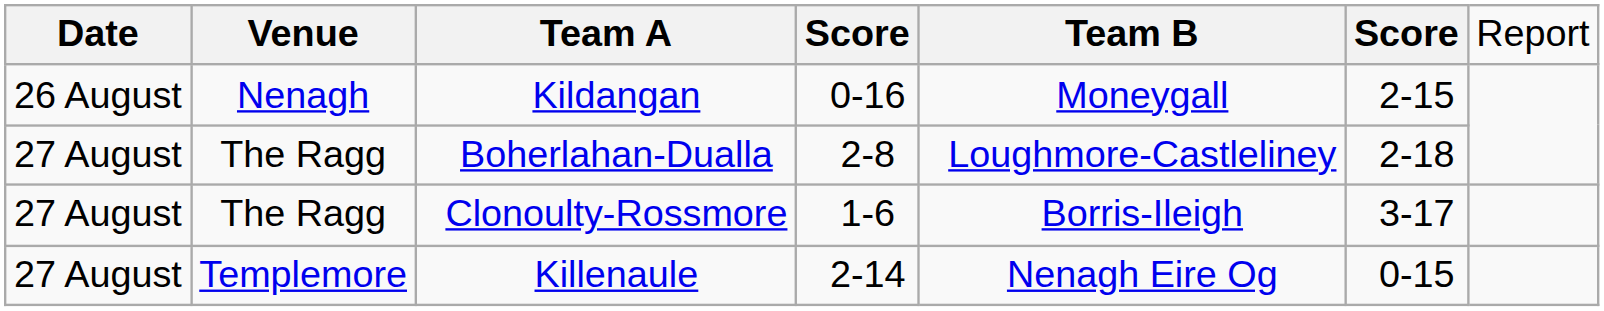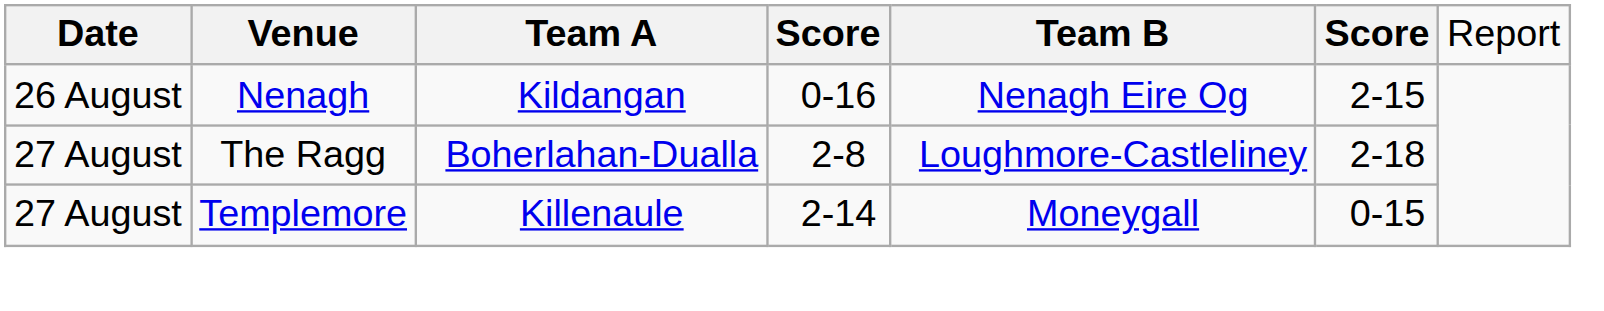(1132, 94) Moneygall -> (1103, 94) Nenagh Eire Og
- row: (606, 214)
(1132, 273) Nenagh Eire Og -> (1103, 214) Moneygall
